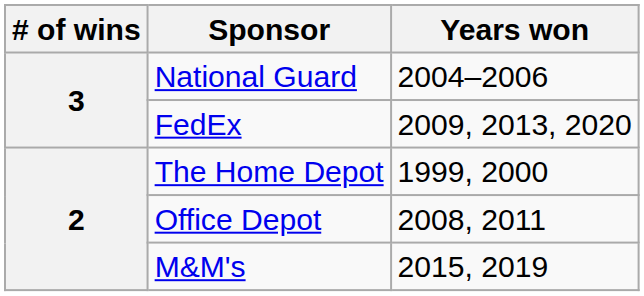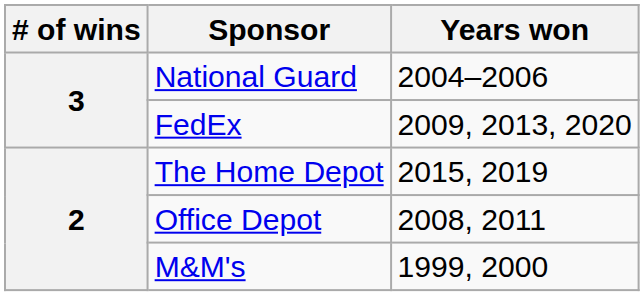(473, 172) 1999, 2000 -> (473, 172) 2015, 2019
(473, 267) 2015, 2019 -> (473, 267) 1999, 2000
